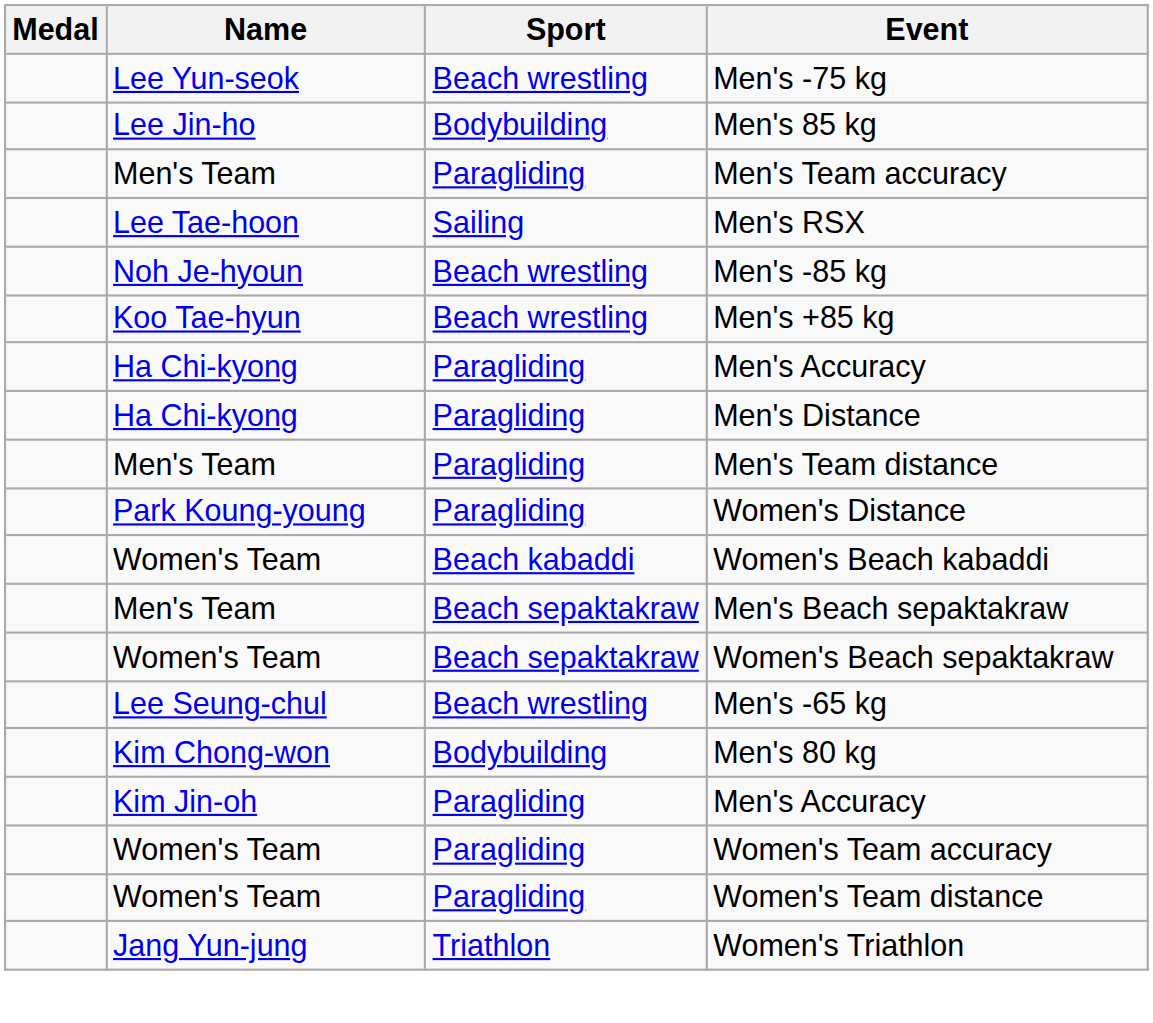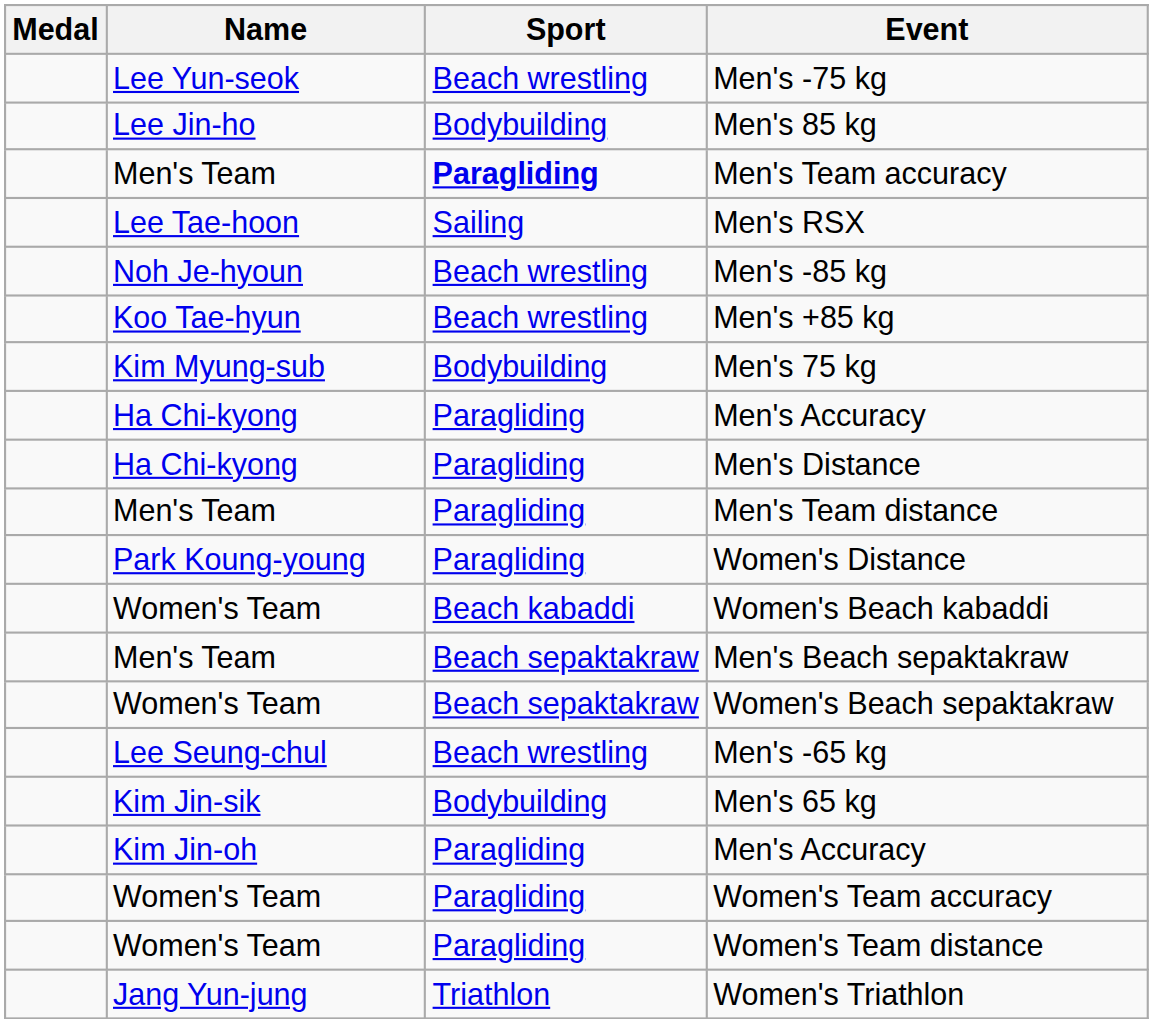(509, 174) normal -> (516, 174) bold
+ row: (219, 367)
+ row: (187, 801)
- row: (222, 753)
